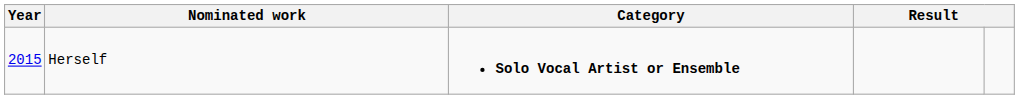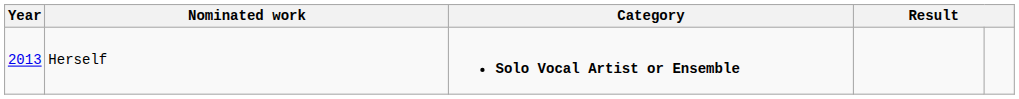(25, 61) 2015 -> (25, 61) 2013
